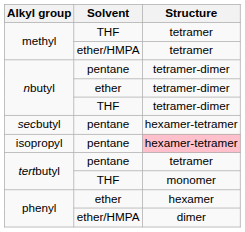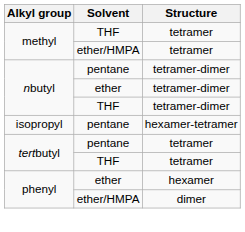- row: (39, 124)
(191, 143) pink background -> (191, 124) no background
(191, 180) monomer -> (191, 161) tetramer
